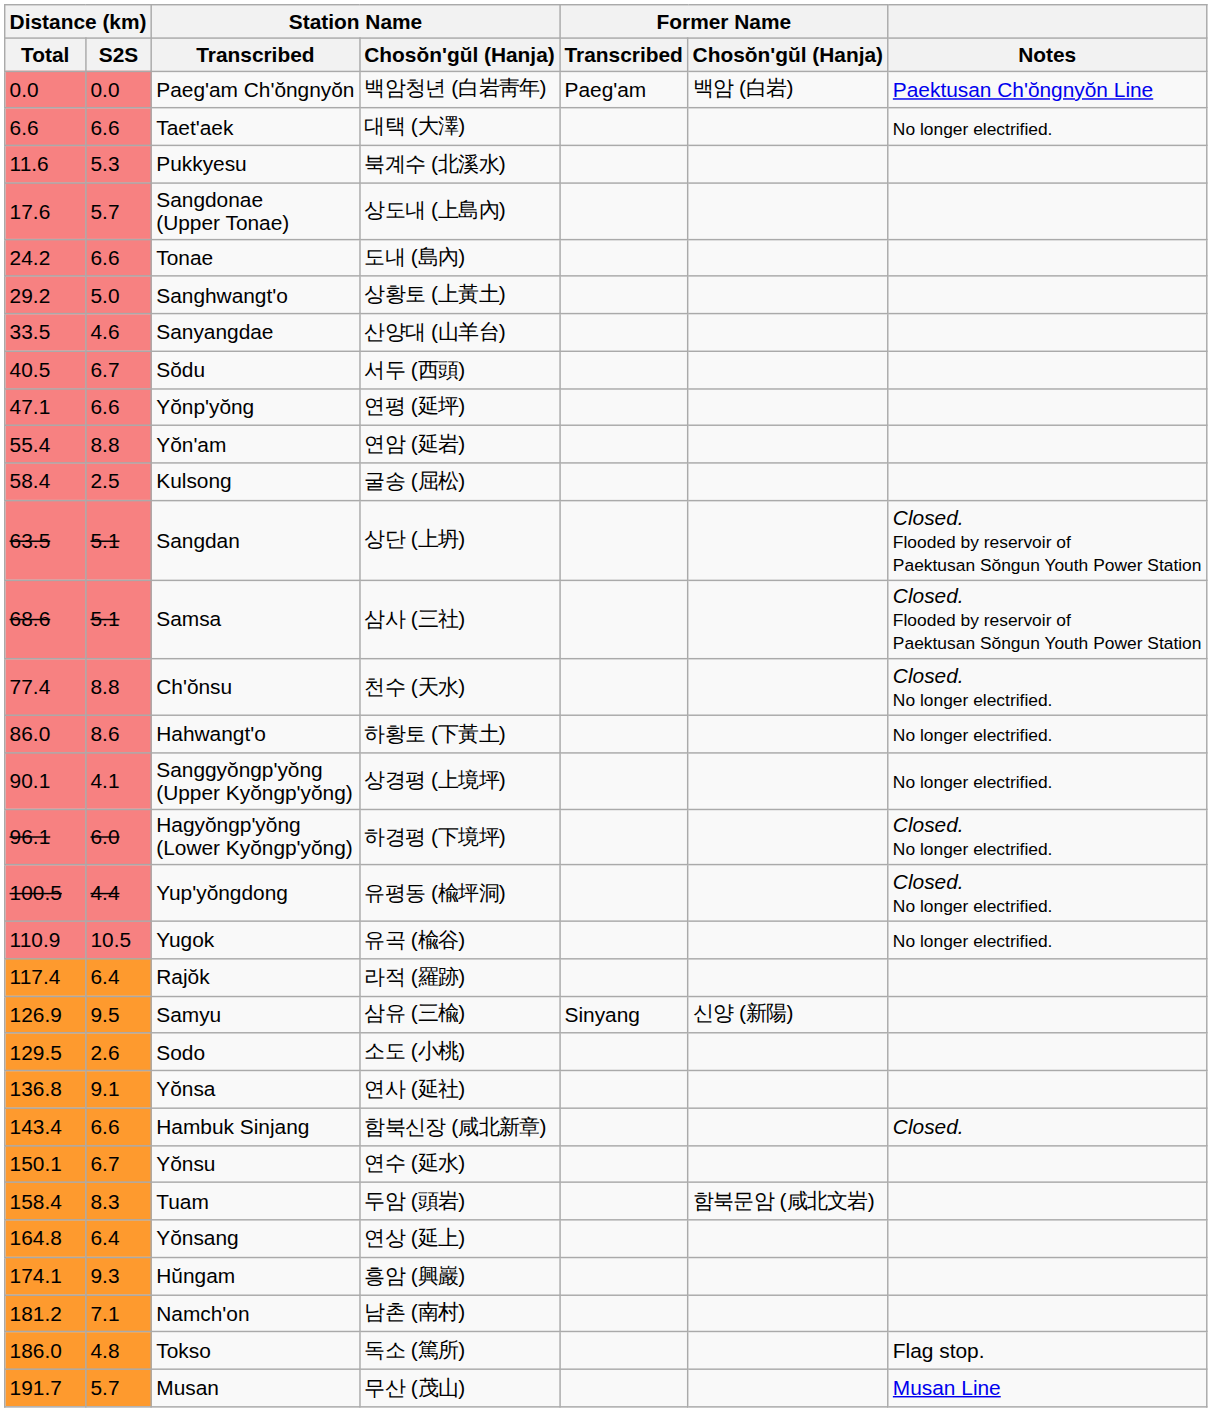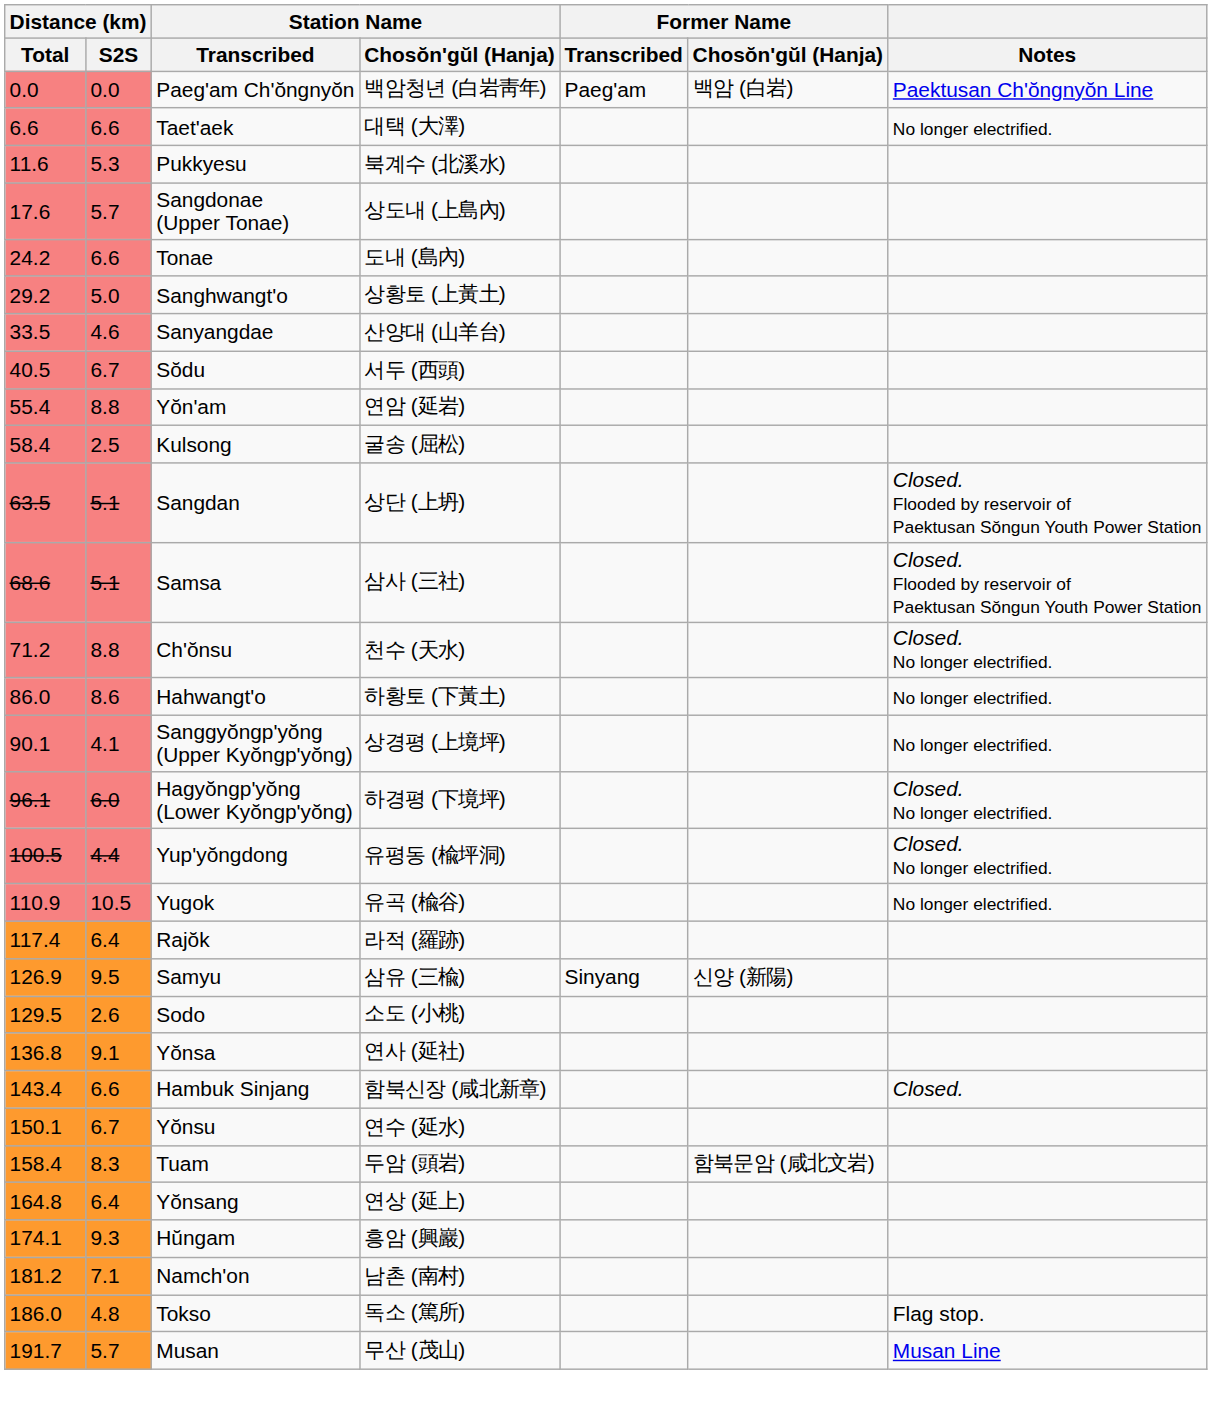- row: (205, 407)
(30, 688) 77.4 -> (30, 650) 71.2
